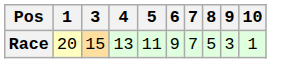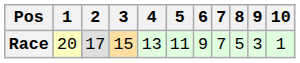+ column: (95, 18)
